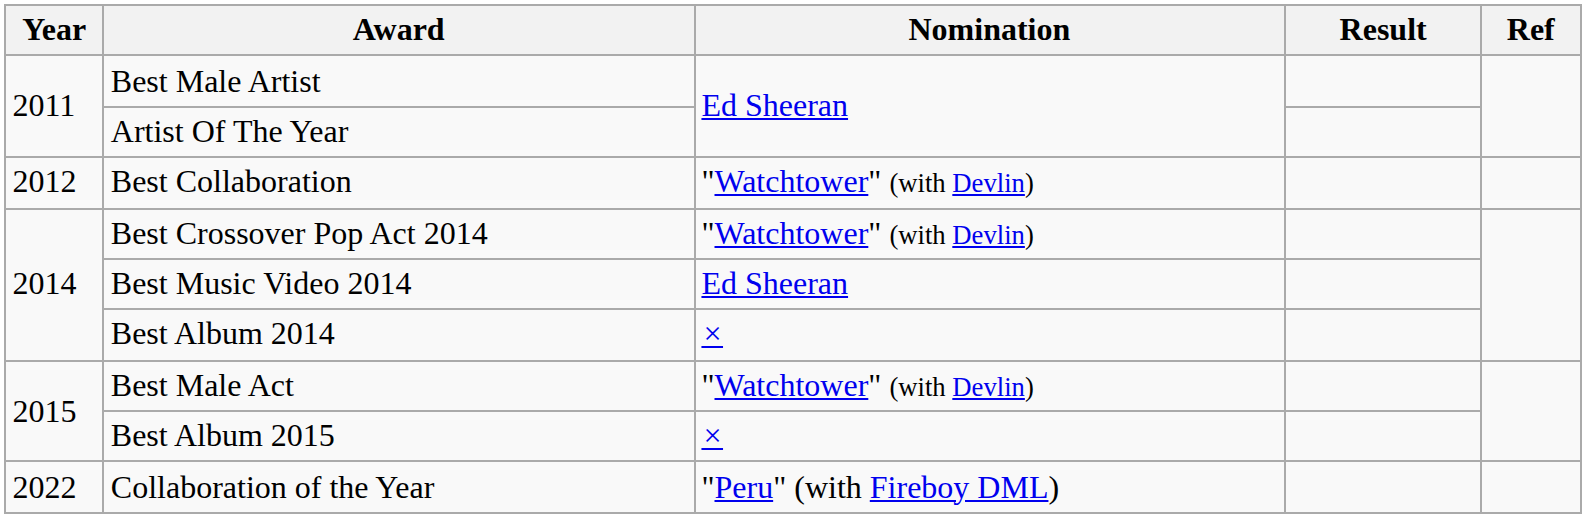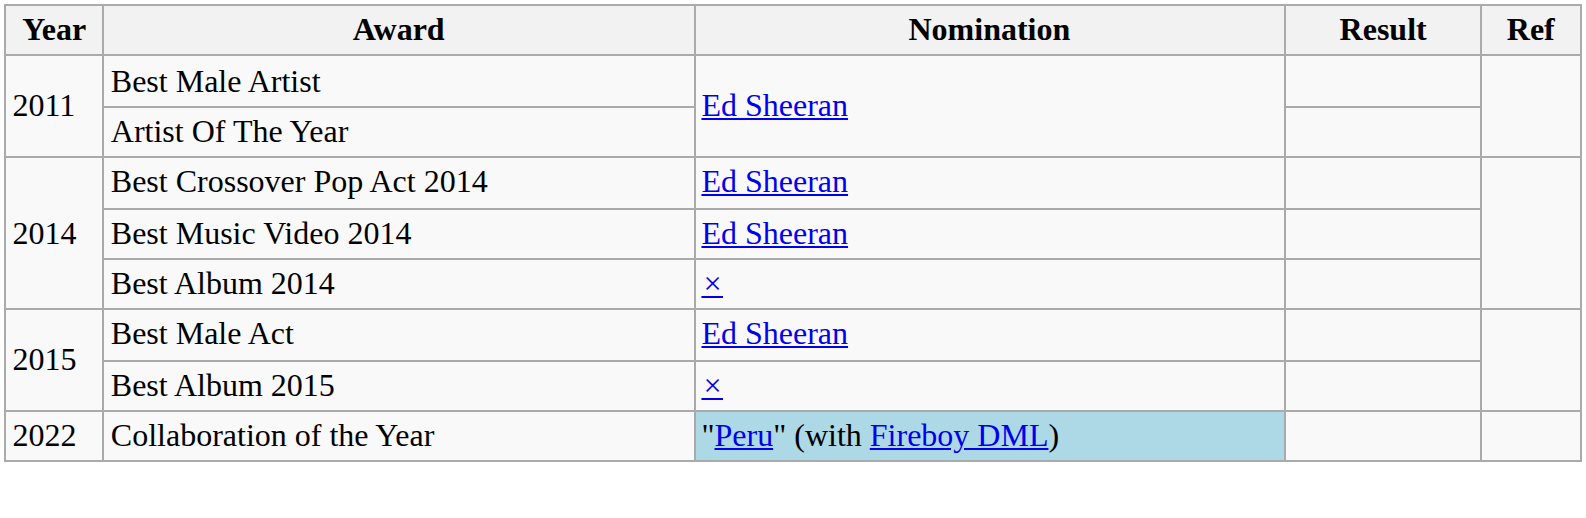- row: (231, 182)
(868, 232) "Watchtower" (with Devlin) -> (775, 182) Ed Sheeran
(868, 385) "Watchtower" (with Devlin) -> (775, 334) Ed Sheeran
(880, 486) no background -> (880, 435) lightblue background
